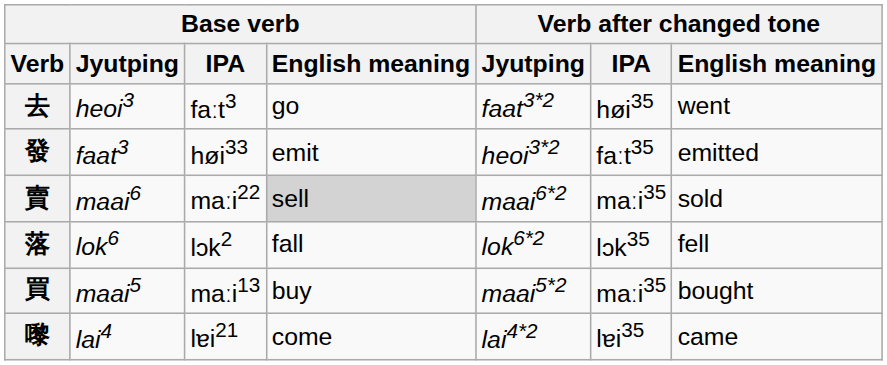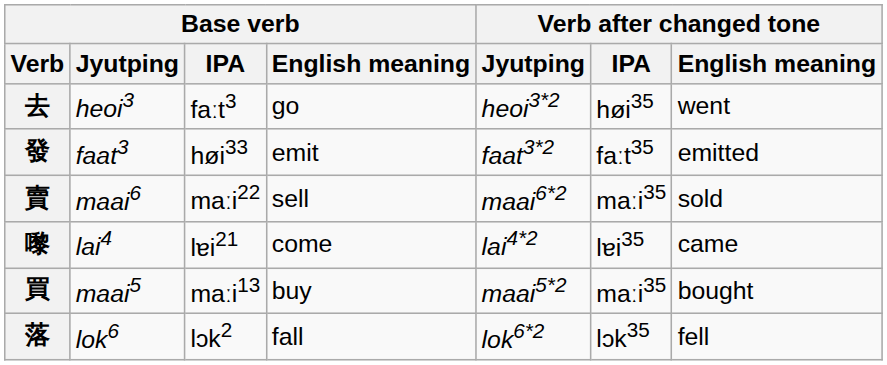(518, 106) faat3*2 -> (521, 106) heoi3*2
(521, 152) heoi3*2 -> (518, 152) faat3*2
(290, 198) lightgrey background -> (290, 198) no background
rows swapped: (37, 335) <-> (37, 243)
